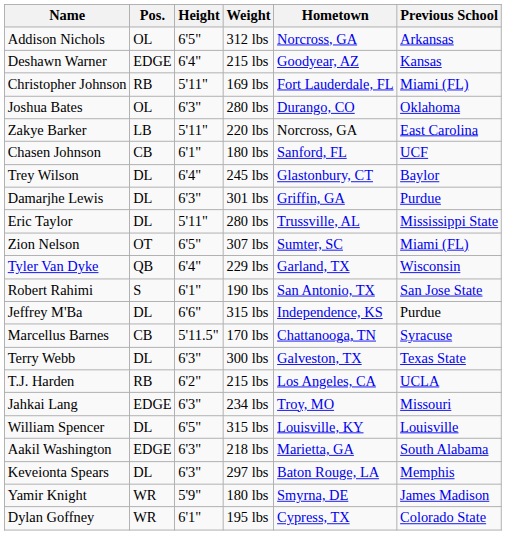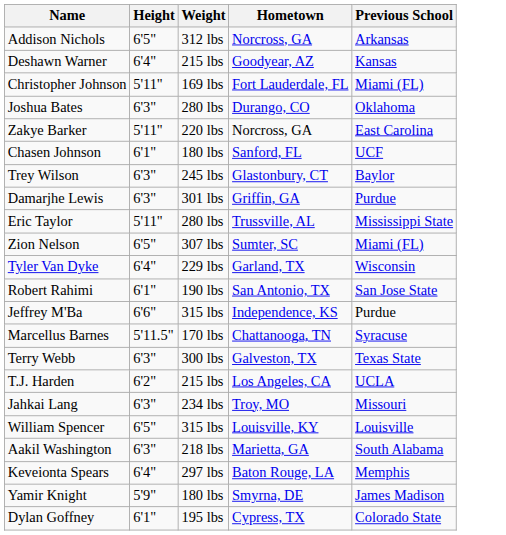- column: (152, 15)
(190, 175) 6'4" -> (145, 175) 6'3"
(190, 472) 6'3" -> (145, 472) 6'4"
